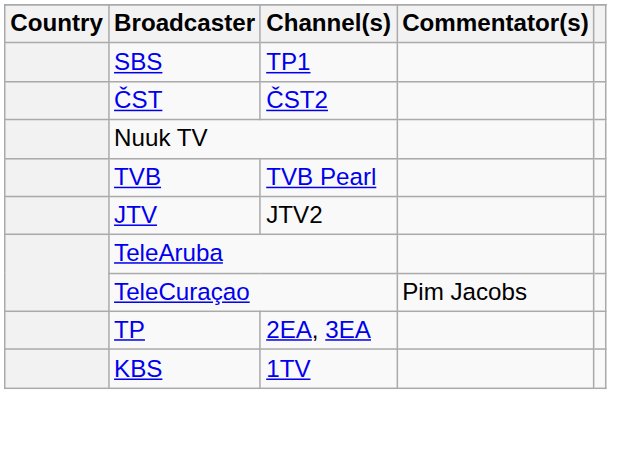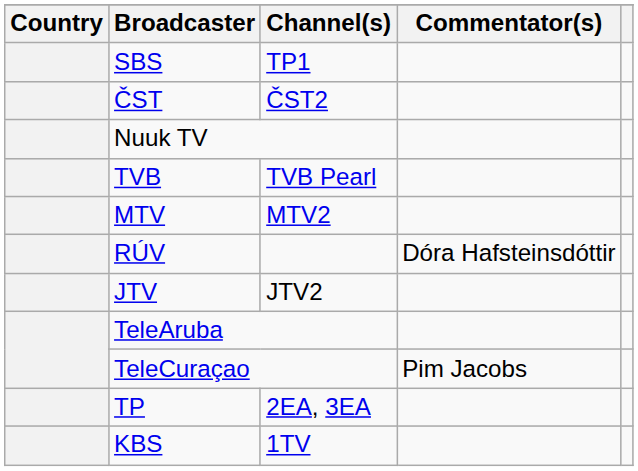+ row: (140, 215)
+ row: (140, 253)
